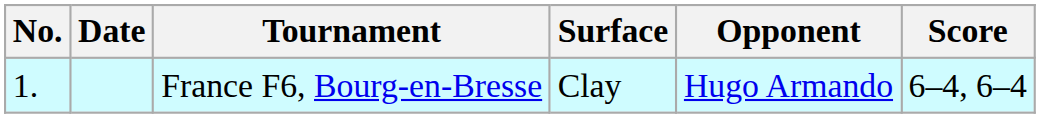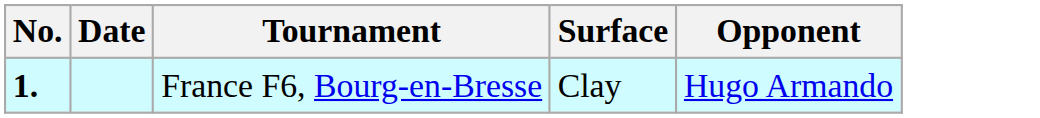- column: (968, 31)
(25, 84) normal -> (25, 84) bold
